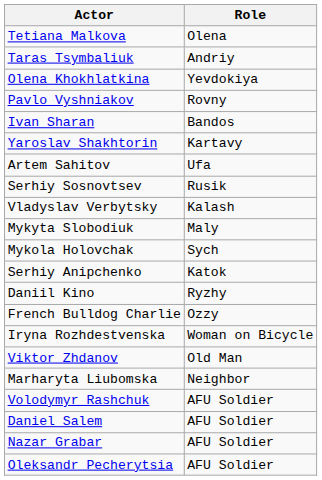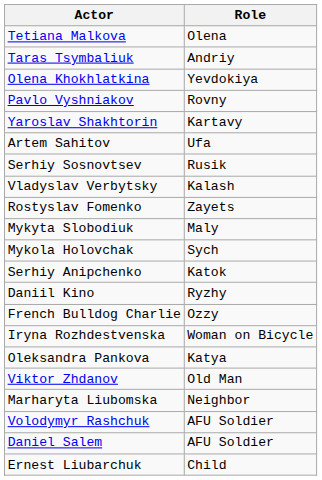- row: (51, 122)
+ row: (75, 208)
+ row: (79, 358)
- row: (55, 443)
- row: (90, 465)
+ row: (75, 465)
